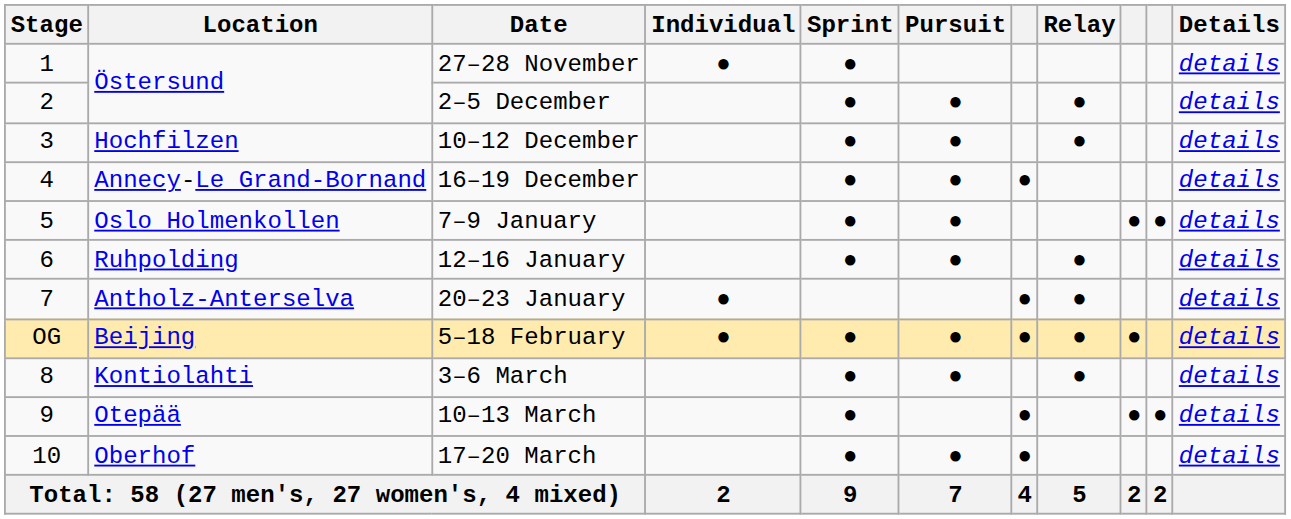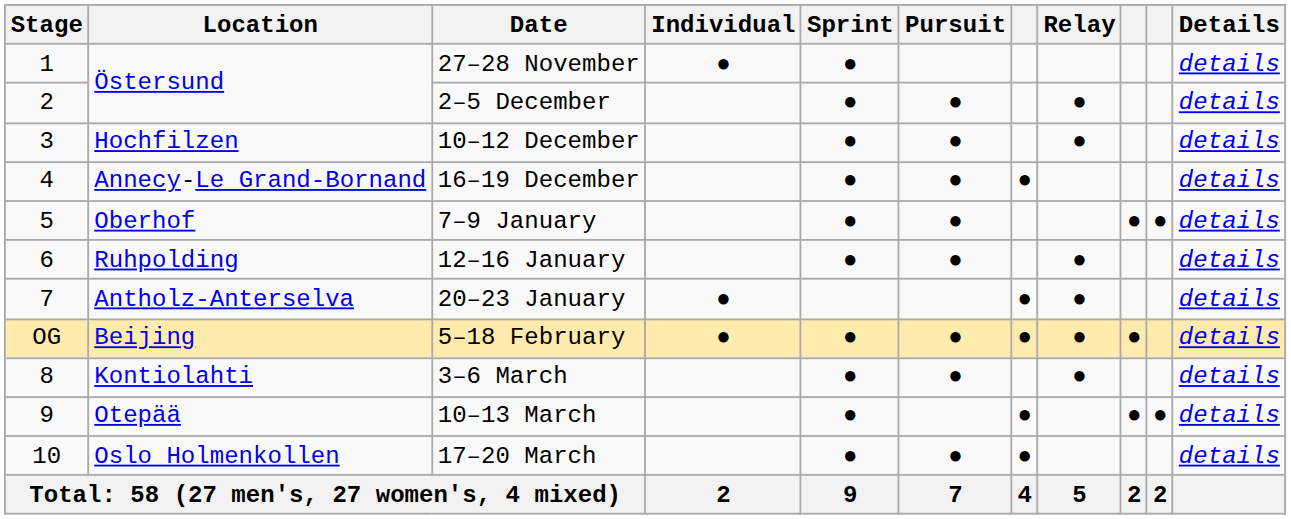(217, 221) Oslo Holmenkollen -> (145, 221) Oberhof
(145, 456) Oberhof -> (217, 456) Oslo Holmenkollen
